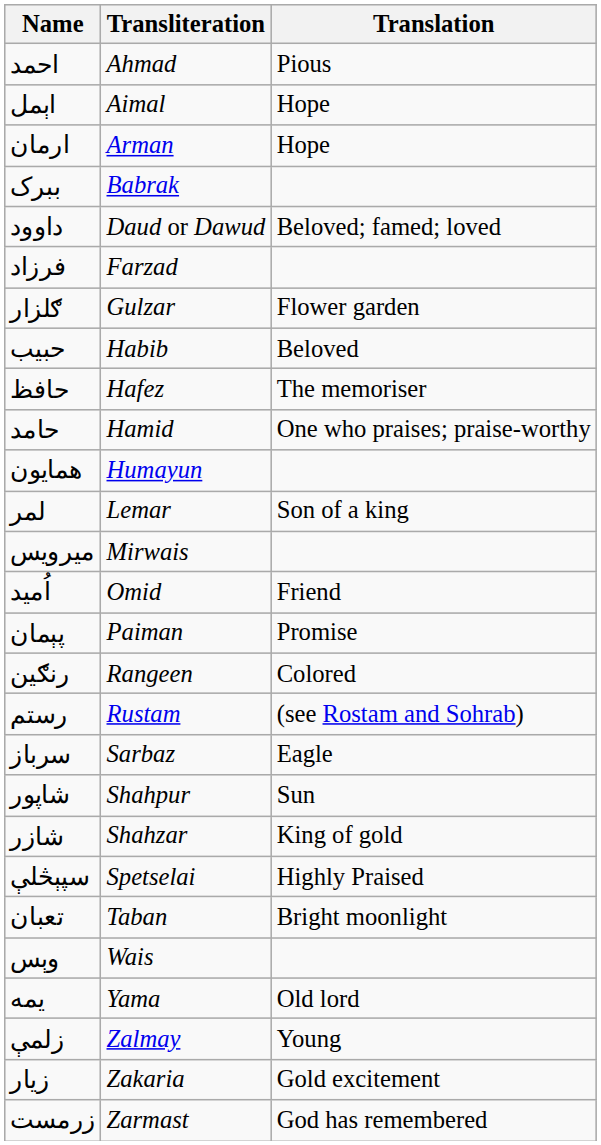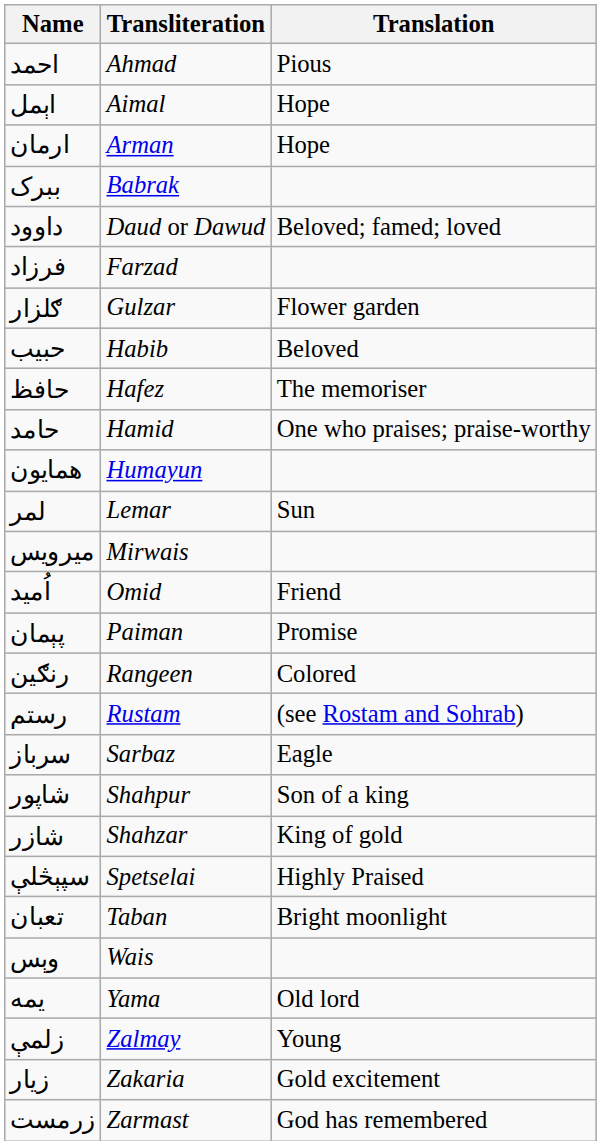(343, 510) Son of a king -> (296, 510) Sun
(296, 795) Sun -> (343, 795) Son of a king
